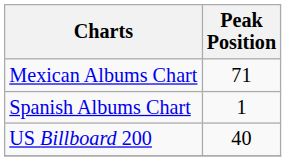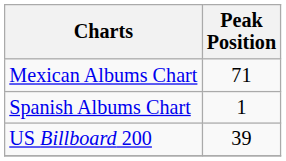(241, 139) 40 -> (241, 139) 39
